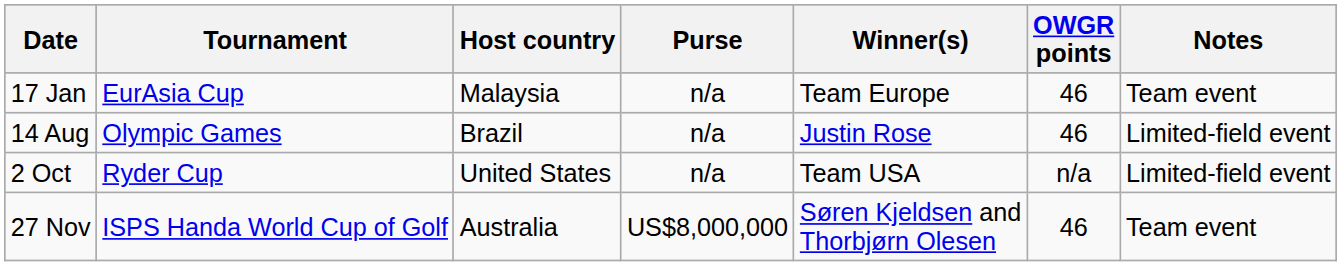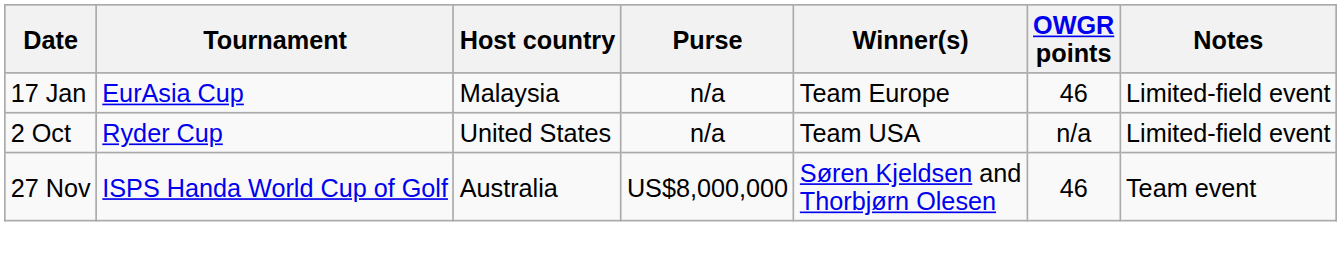(1191, 93) Team event -> (1228, 93) Limited-field event
- row: (50, 133)
